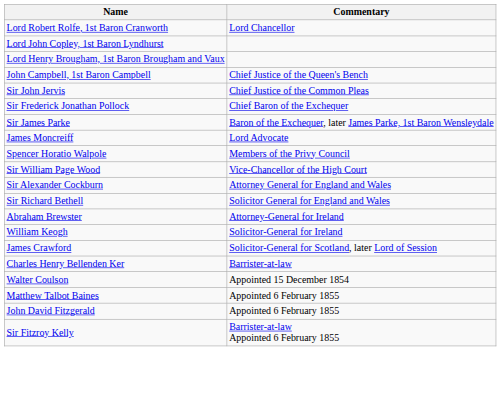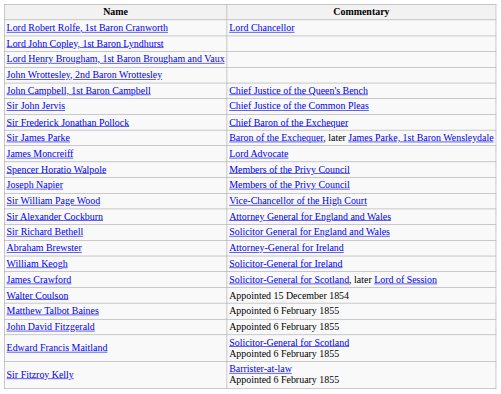+ row: (84, 75)
+ row: (35, 185)
- row: (65, 264)
+ row: (57, 348)
